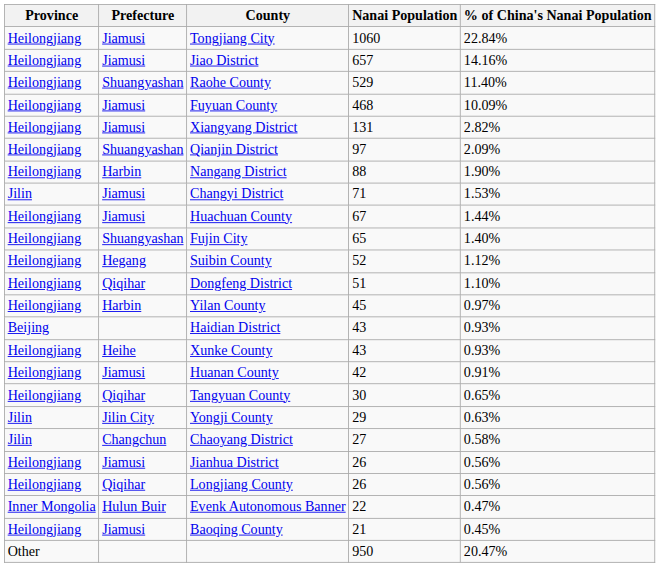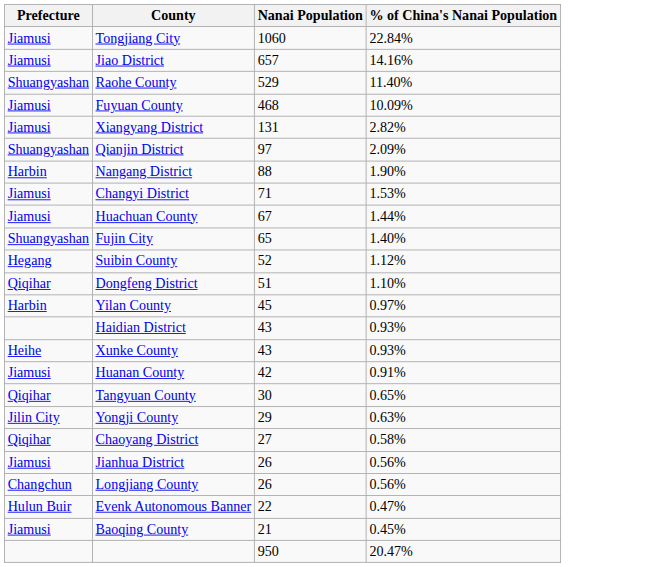- column: (52, 15)
(134, 439) Changchun -> (29, 439) Qiqihar
(124, 484) Qiqihar -> (40, 484) Changchun
